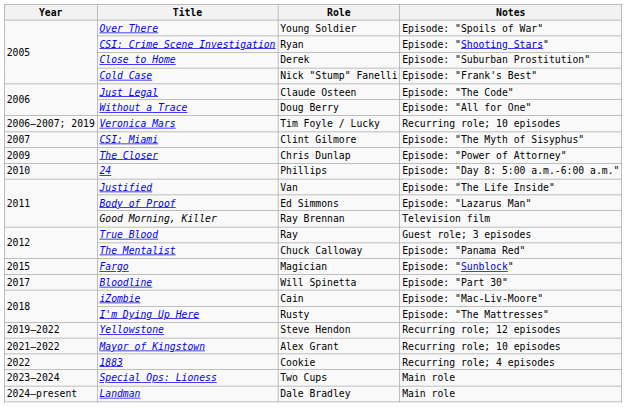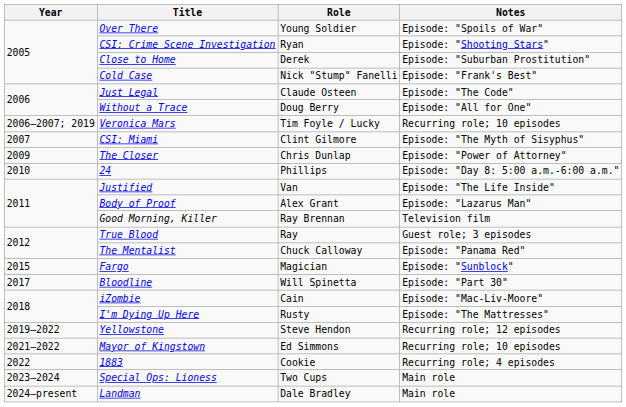(309, 203) Ed Simmons -> (309, 203) Alex Grant
(309, 346) Alex Grant -> (309, 346) Ed Simmons
